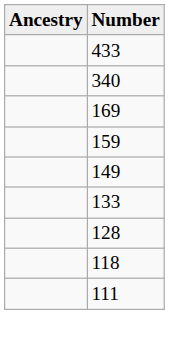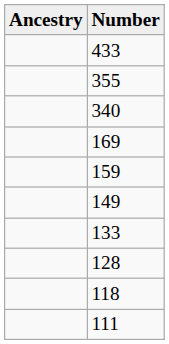+ row: (106, 80)
